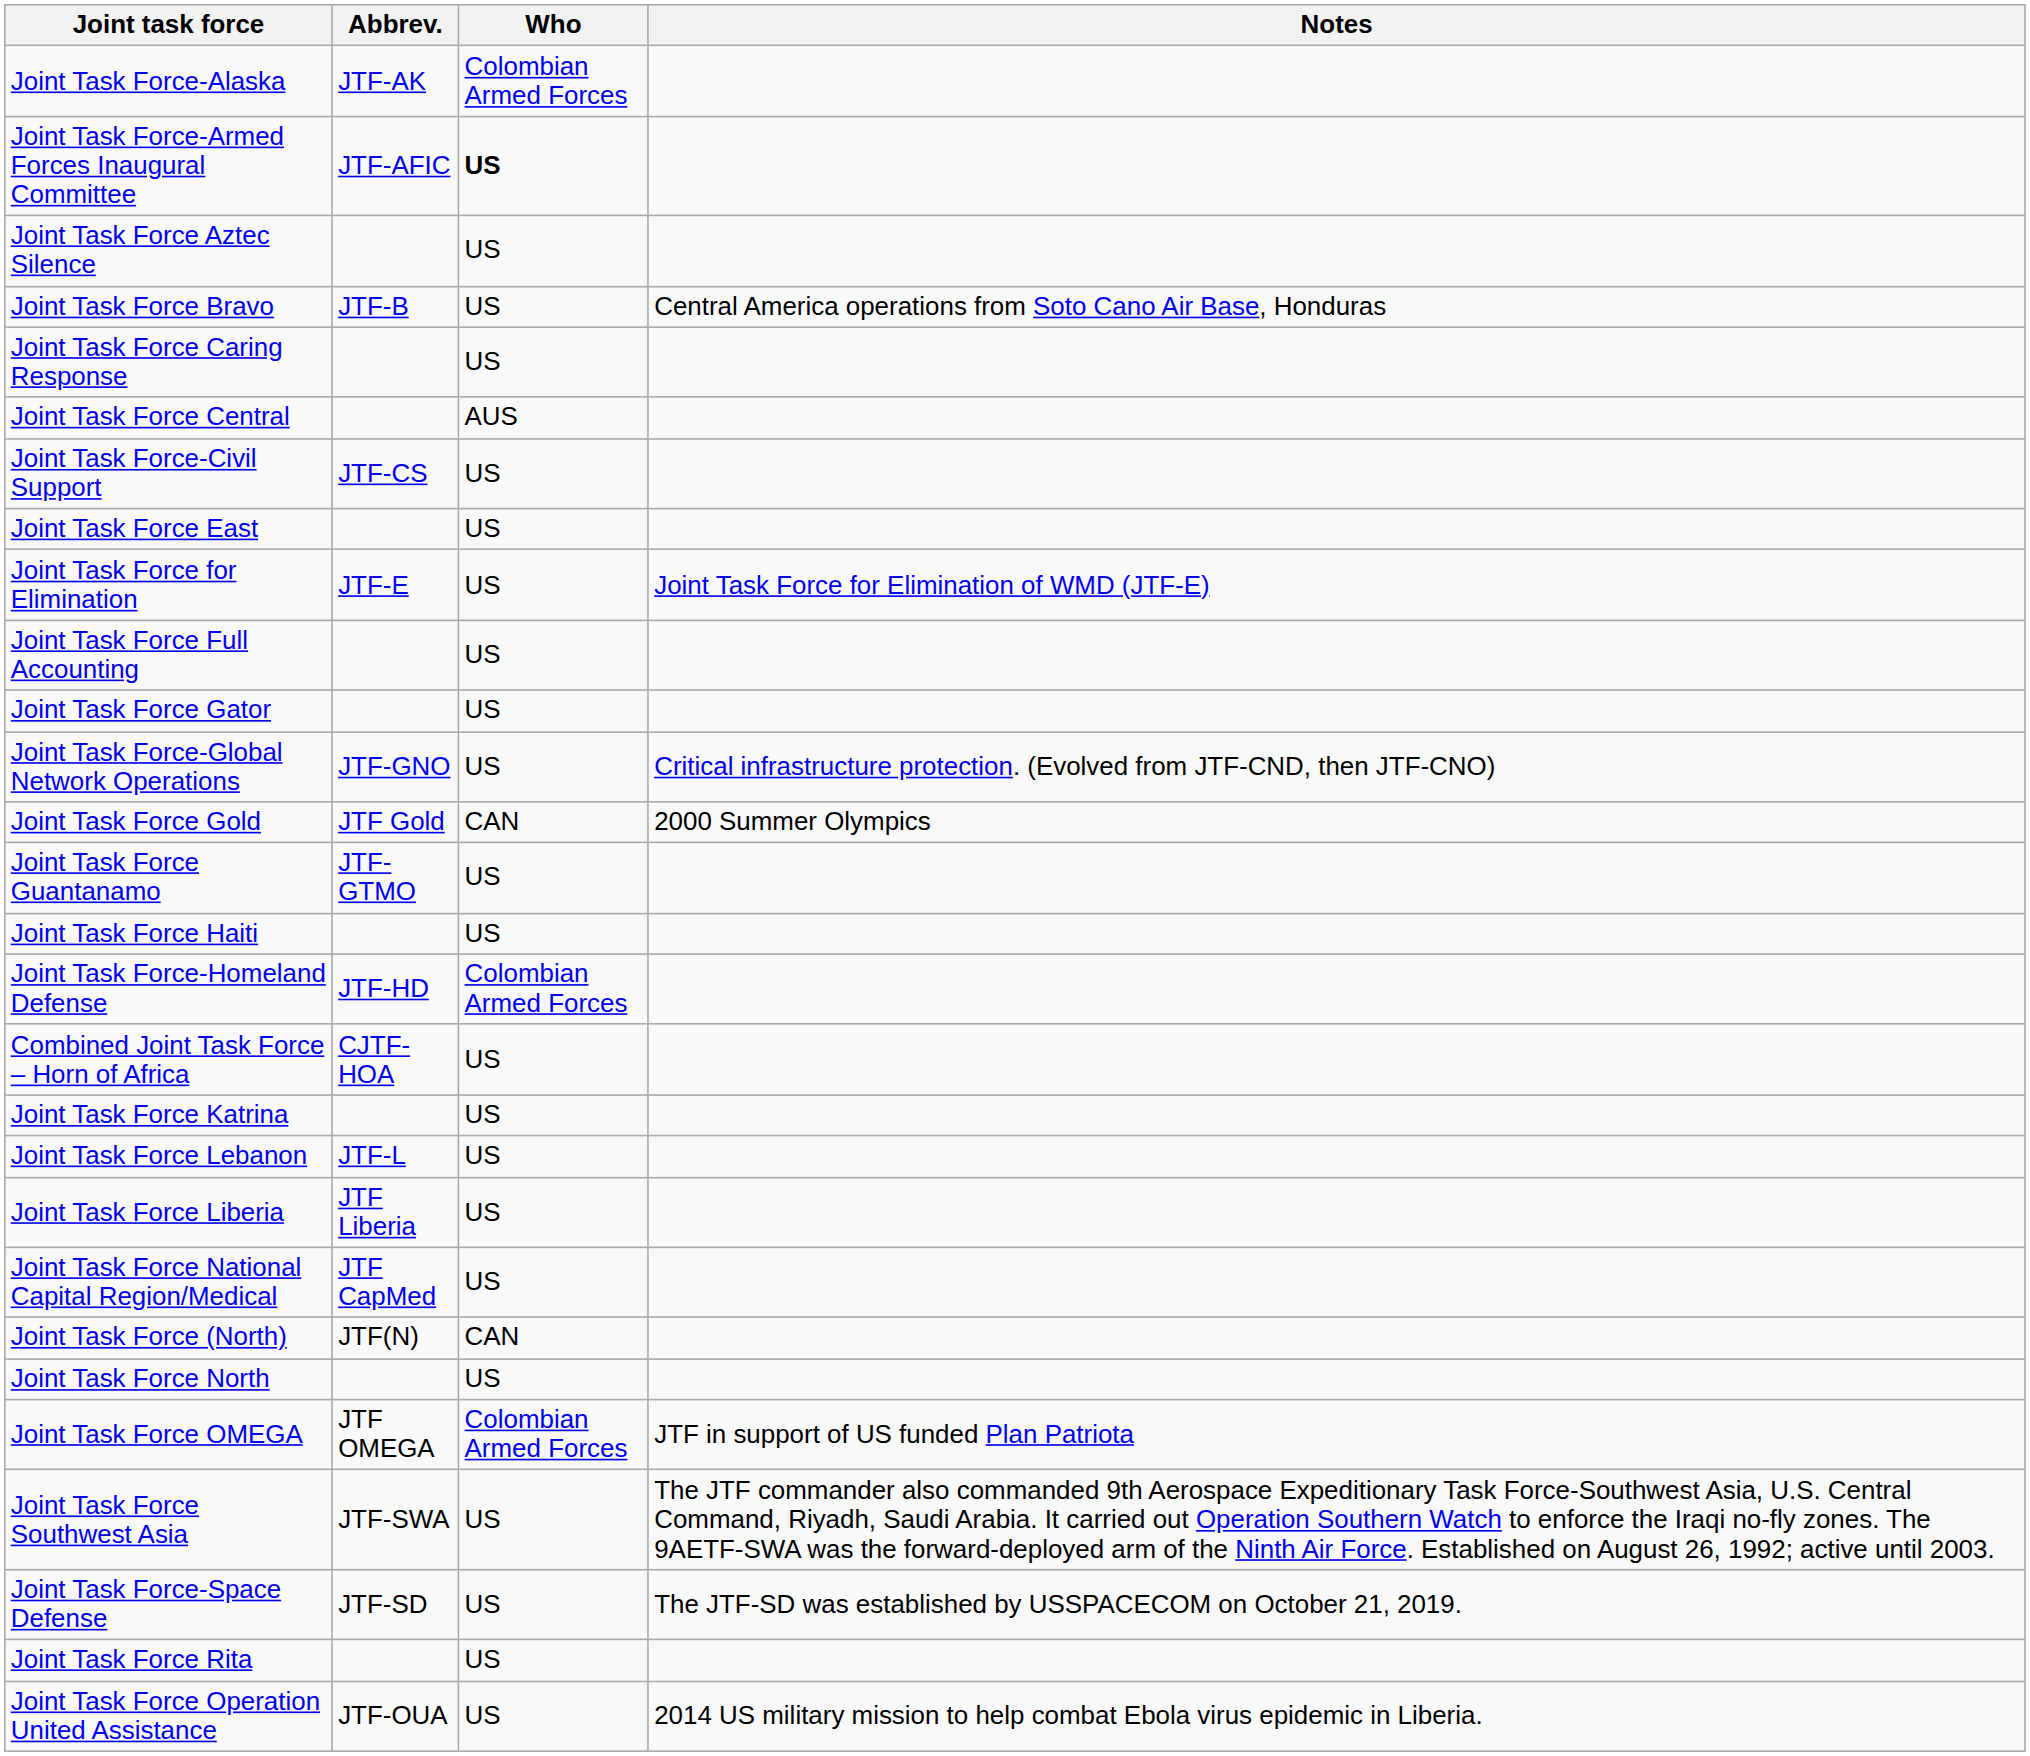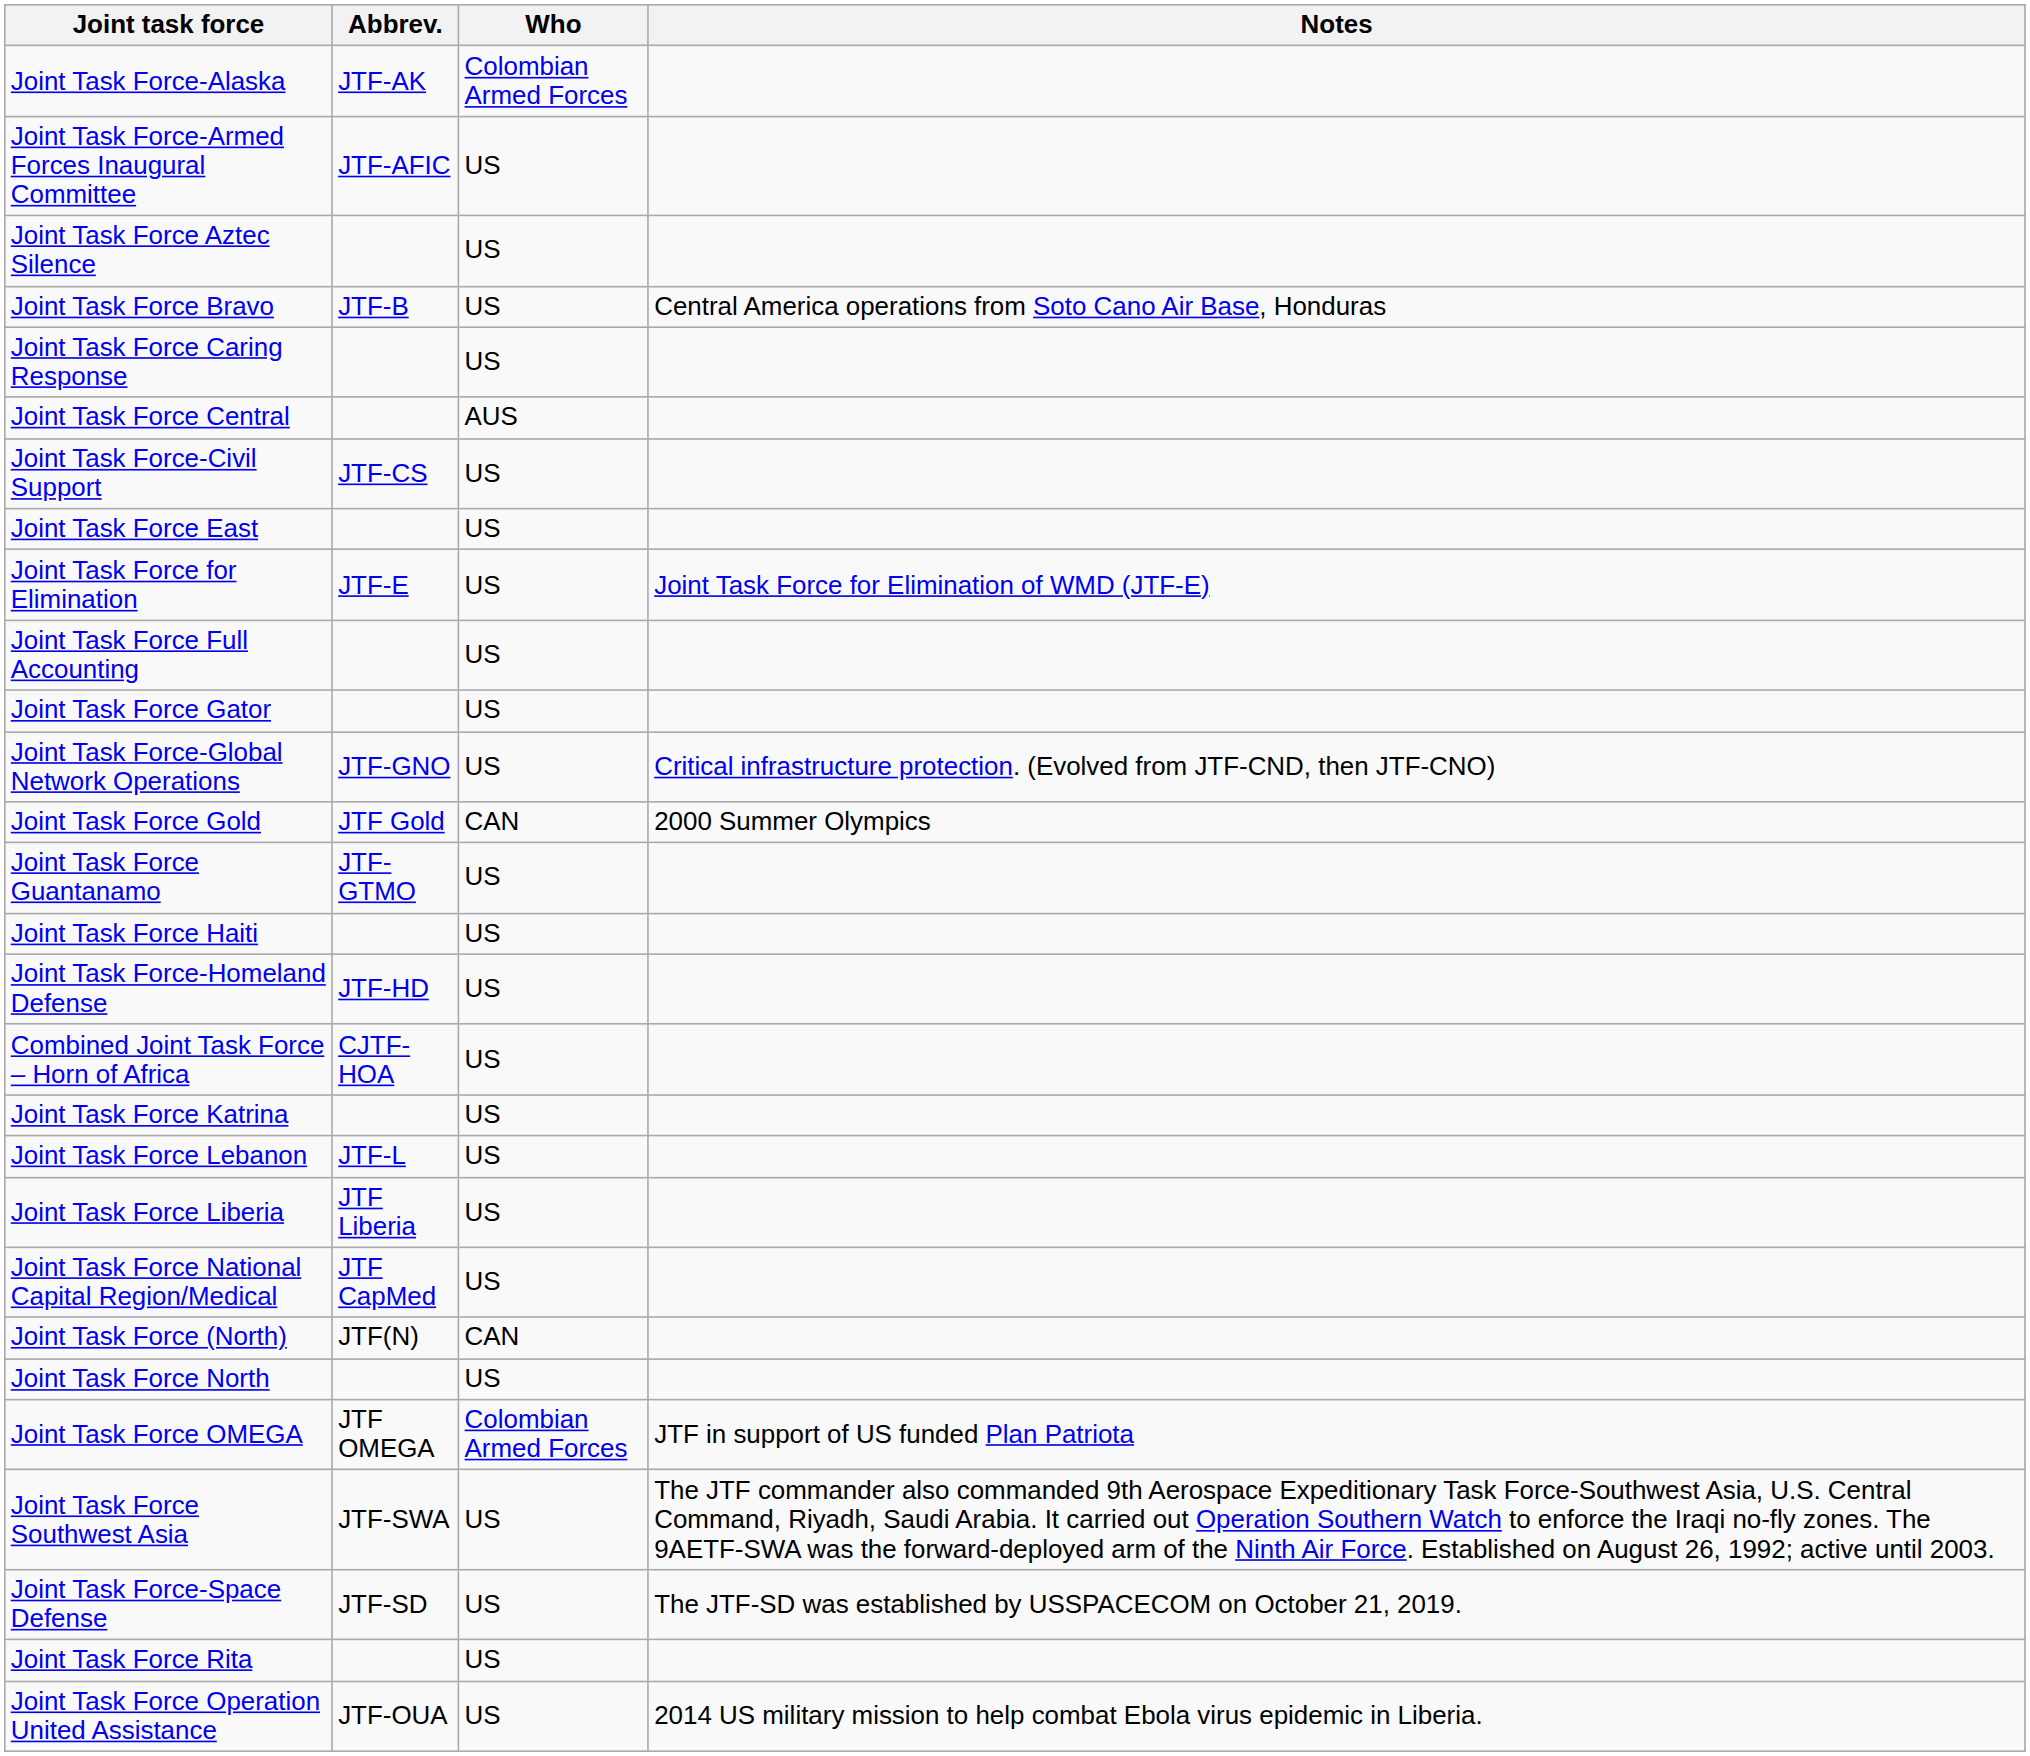(483, 165) bold -> (483, 165) normal
(546, 988) Colombian Armed Forces -> (483, 988) US
